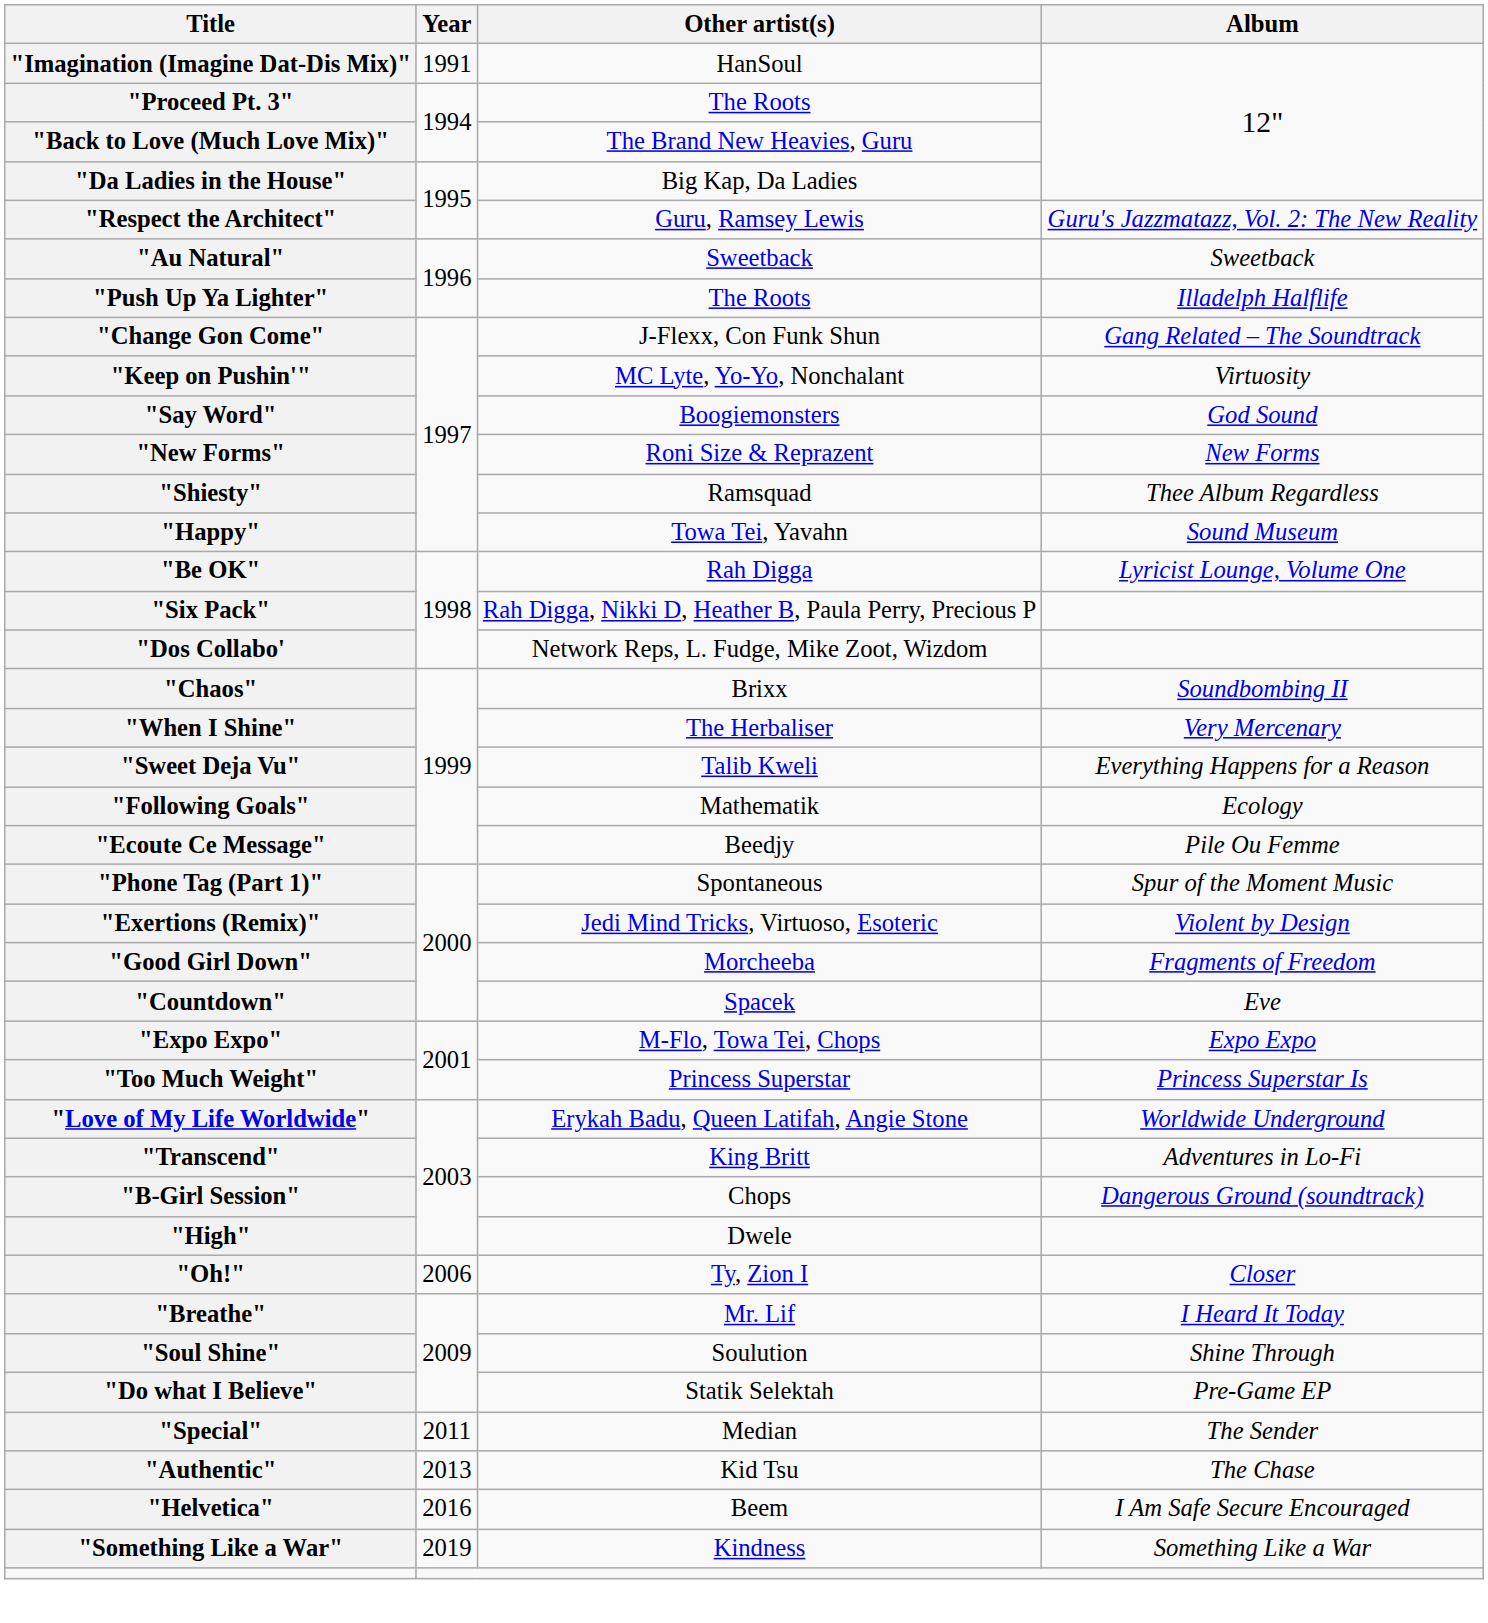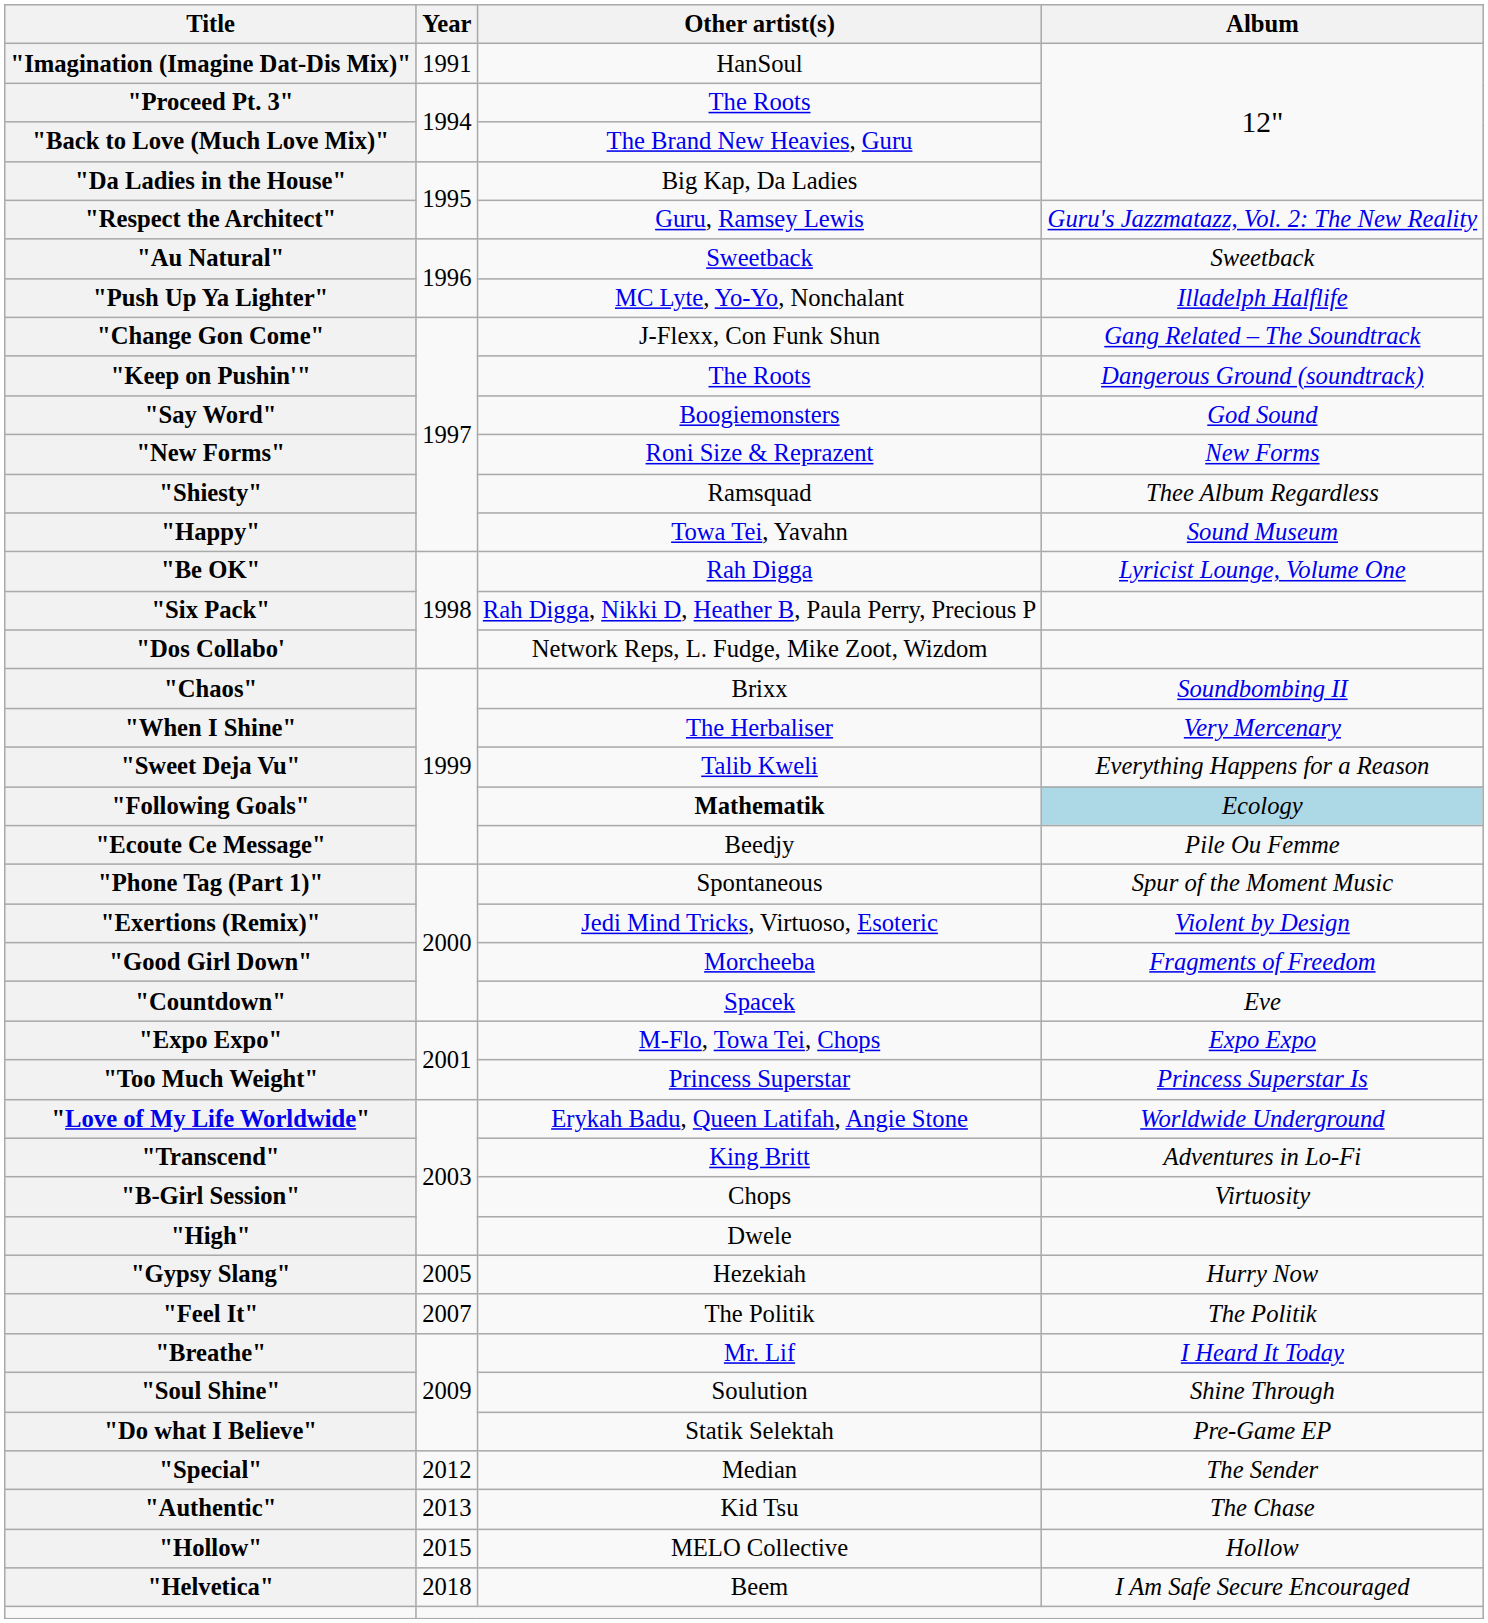(760, 297) The Roots -> (760, 297) MC Lyte, Yo-Yo, Nonchalant
(760, 375) MC Lyte, Yo-Yo, Nonchalant -> (760, 375) The Roots
(1262, 375) Virtuosity -> (1262, 375) Dangerous Ground (soundtrack)
(760, 805) normal -> (760, 805) bold
(1262, 805) no background -> (1262, 805) lightblue background
(1262, 1196) Dangerous Ground (soundtrack) -> (1262, 1196) Virtuosity
+ row: (211, 1274)
- row: (211, 1274)
+ row: (211, 1313)
(447, 1430) 2011 -> (447, 1469) 2012
+ row: (211, 1548)
(447, 1508) 2016 -> (447, 1587) 2018
- row: (211, 1548)
